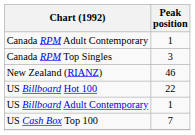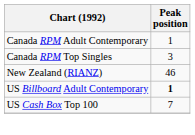- row: (52, 89)
(170, 105) normal -> (170, 89) bold
